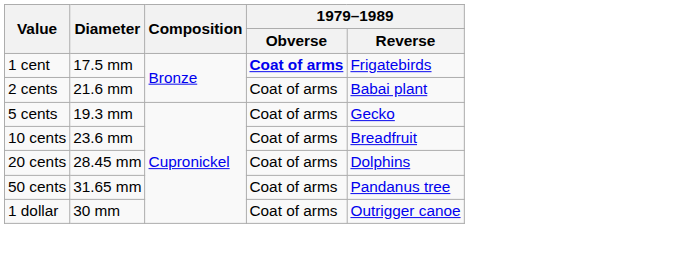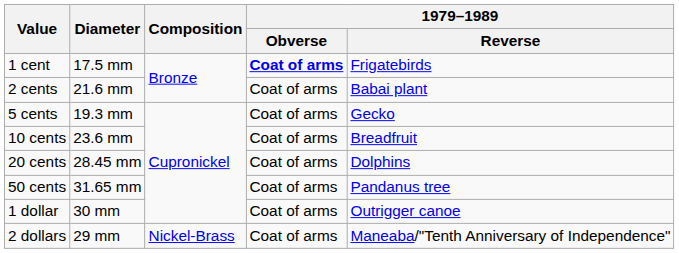+ row: (37, 235)
